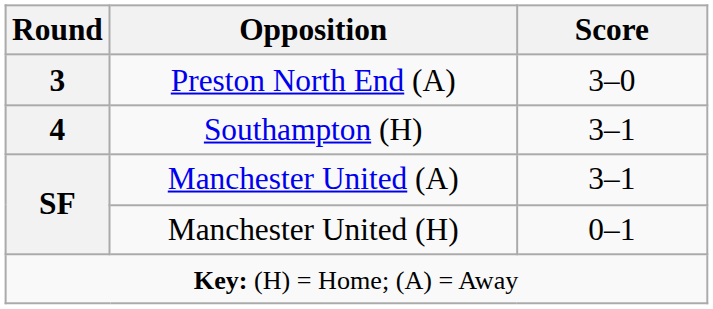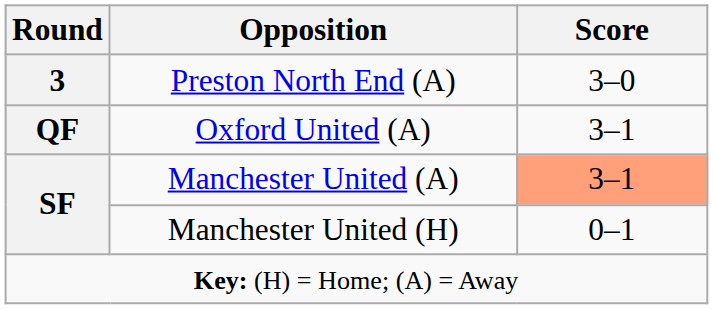- row: (313, 129)
+ row: (313, 129)
(612, 178) no background -> (612, 178) lightsalmon background
